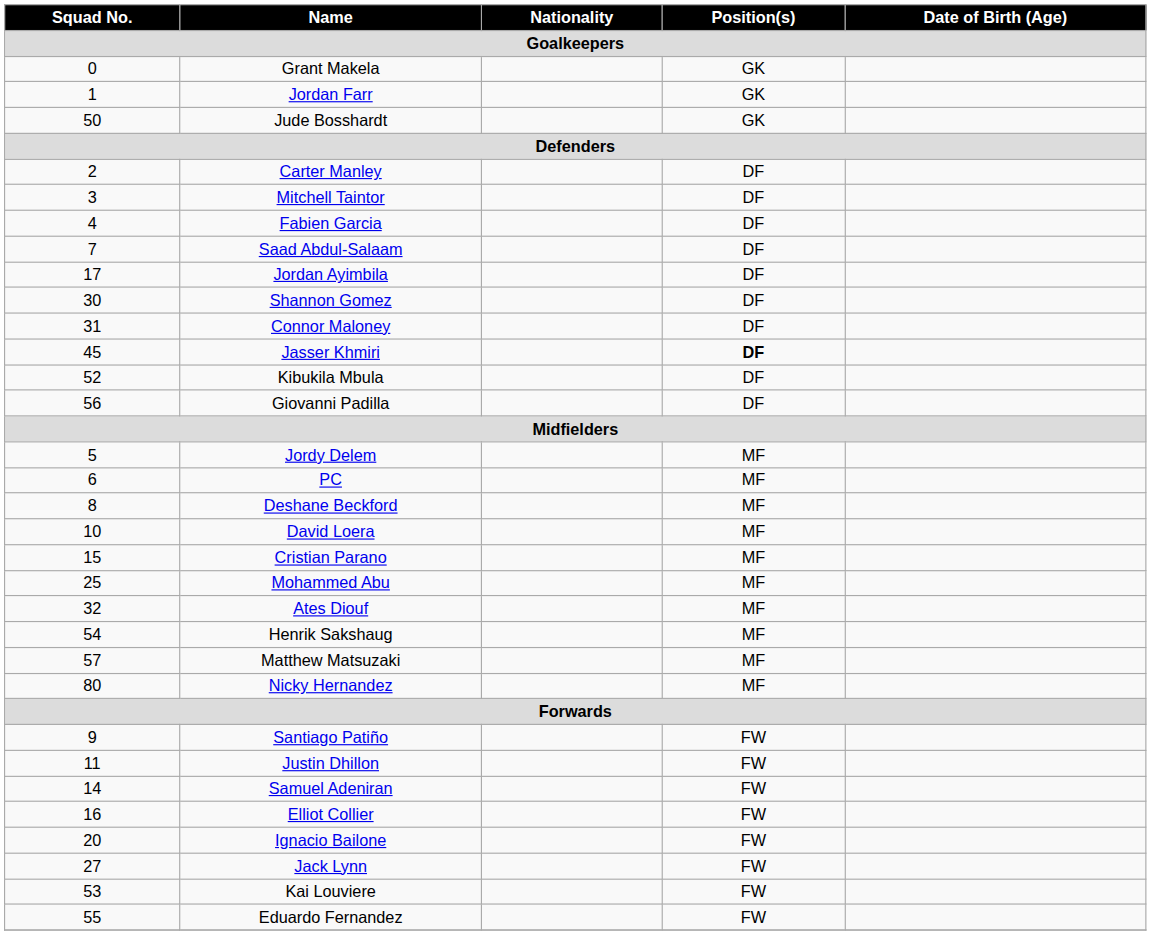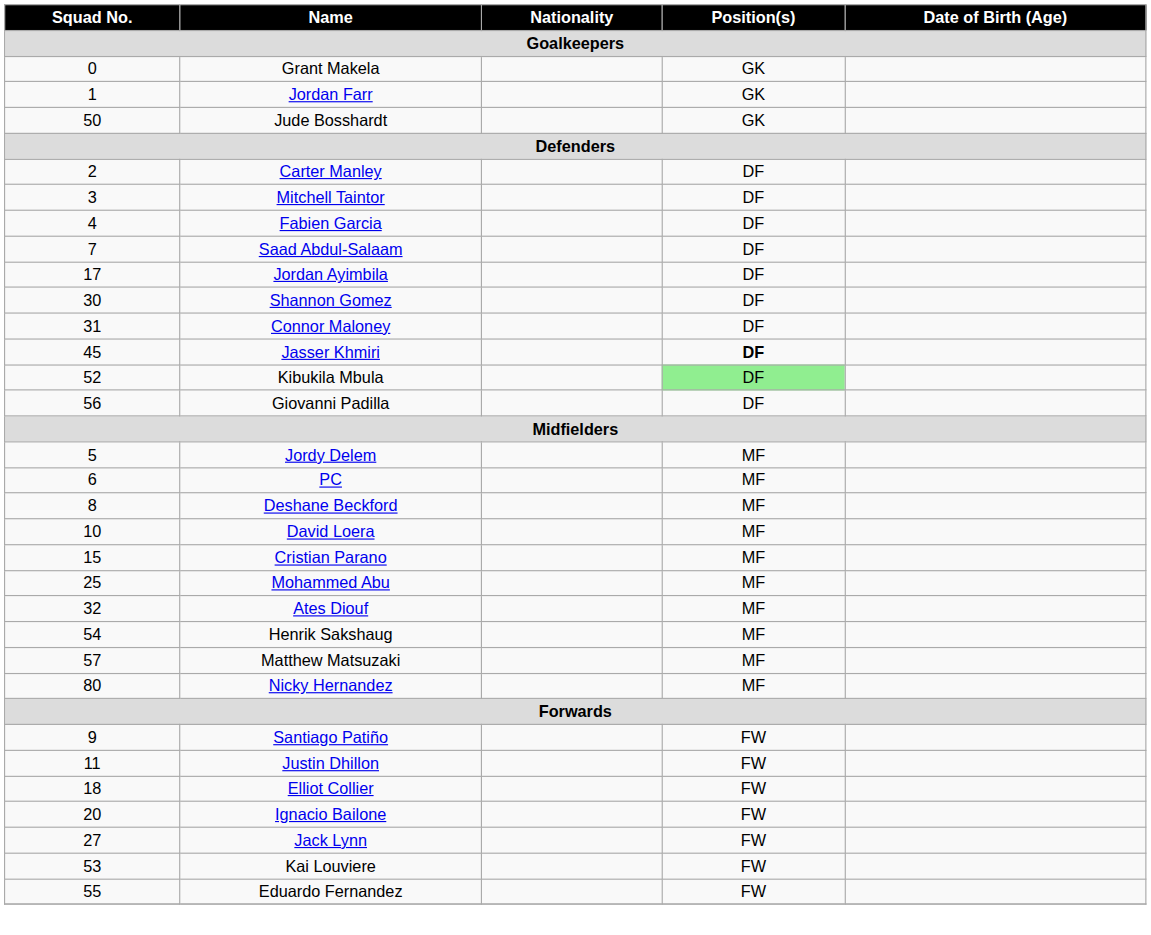(753, 378) no background -> (753, 378) lightgreen background
- row: (331, 789)
(92, 815) 16 -> (92, 789) 18
